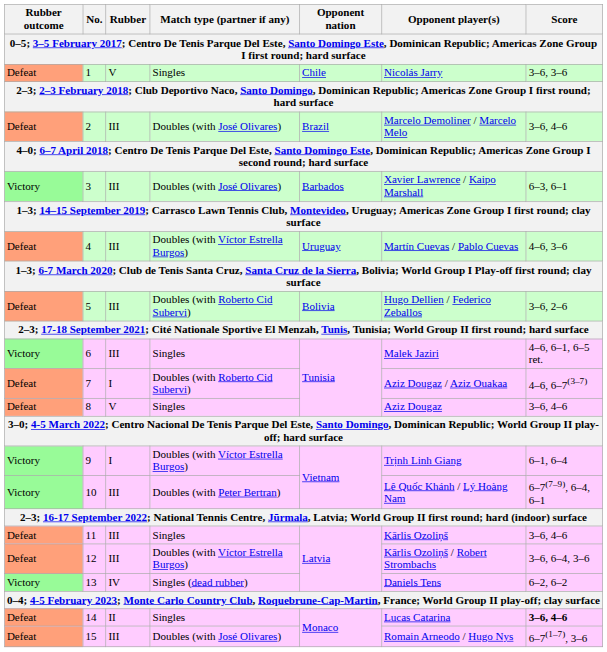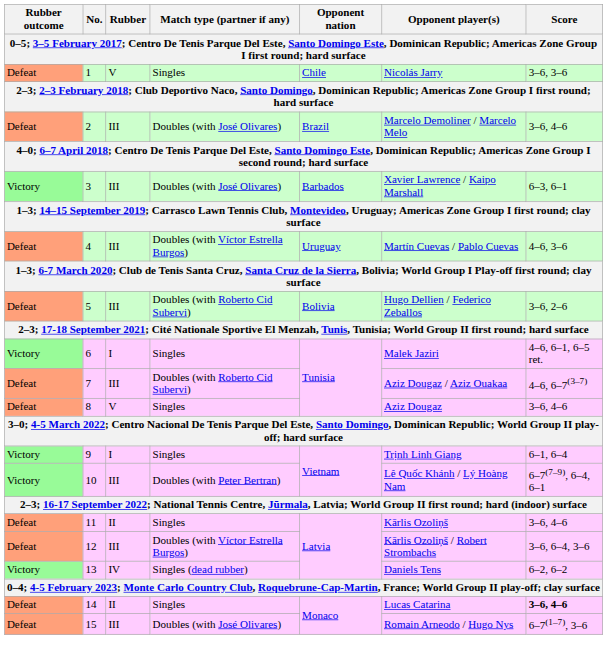(114, 353) III -> (110, 353) I
(110, 383) I -> (114, 383) III
(218, 461) Doubles (with Víctor Estrella Burgos) -> (169, 454) Singles
(114, 535) III -> (112, 522) II
